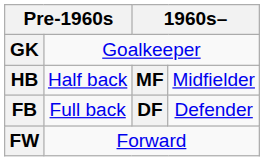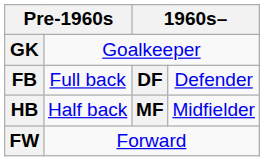rows swapped: (24, 110) <-> (24, 80)
